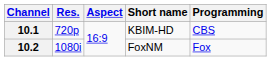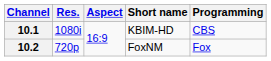(67, 30) 720p -> (68, 30) 1080i
(68, 47) 1080i -> (67, 47) 720p
